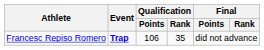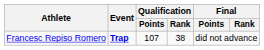(152, 39) 106 -> (152, 39) 107
(180, 39) 35 -> (180, 39) 38
